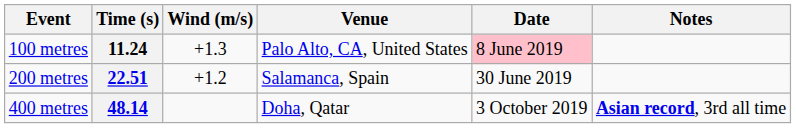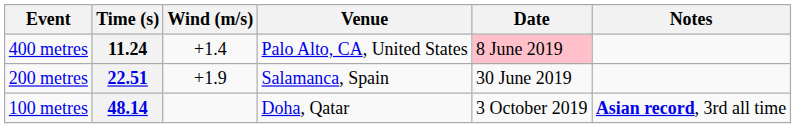(48, 49) 100 metres -> (48, 49) 400 metres
(210, 49) +1.3 -> (210, 49) +1.4
(210, 78) +1.2 -> (210, 78) +1.9
(48, 108) 400 metres -> (48, 108) 100 metres
